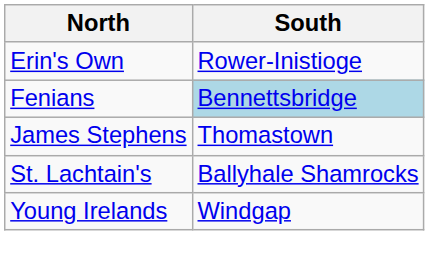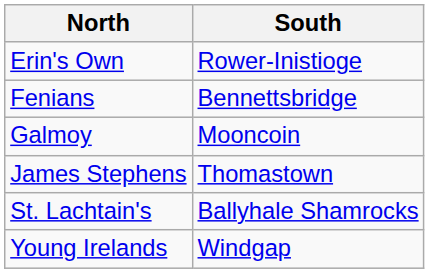(277, 98) lightblue background -> (277, 98) no background
+ row: (51, 135)
